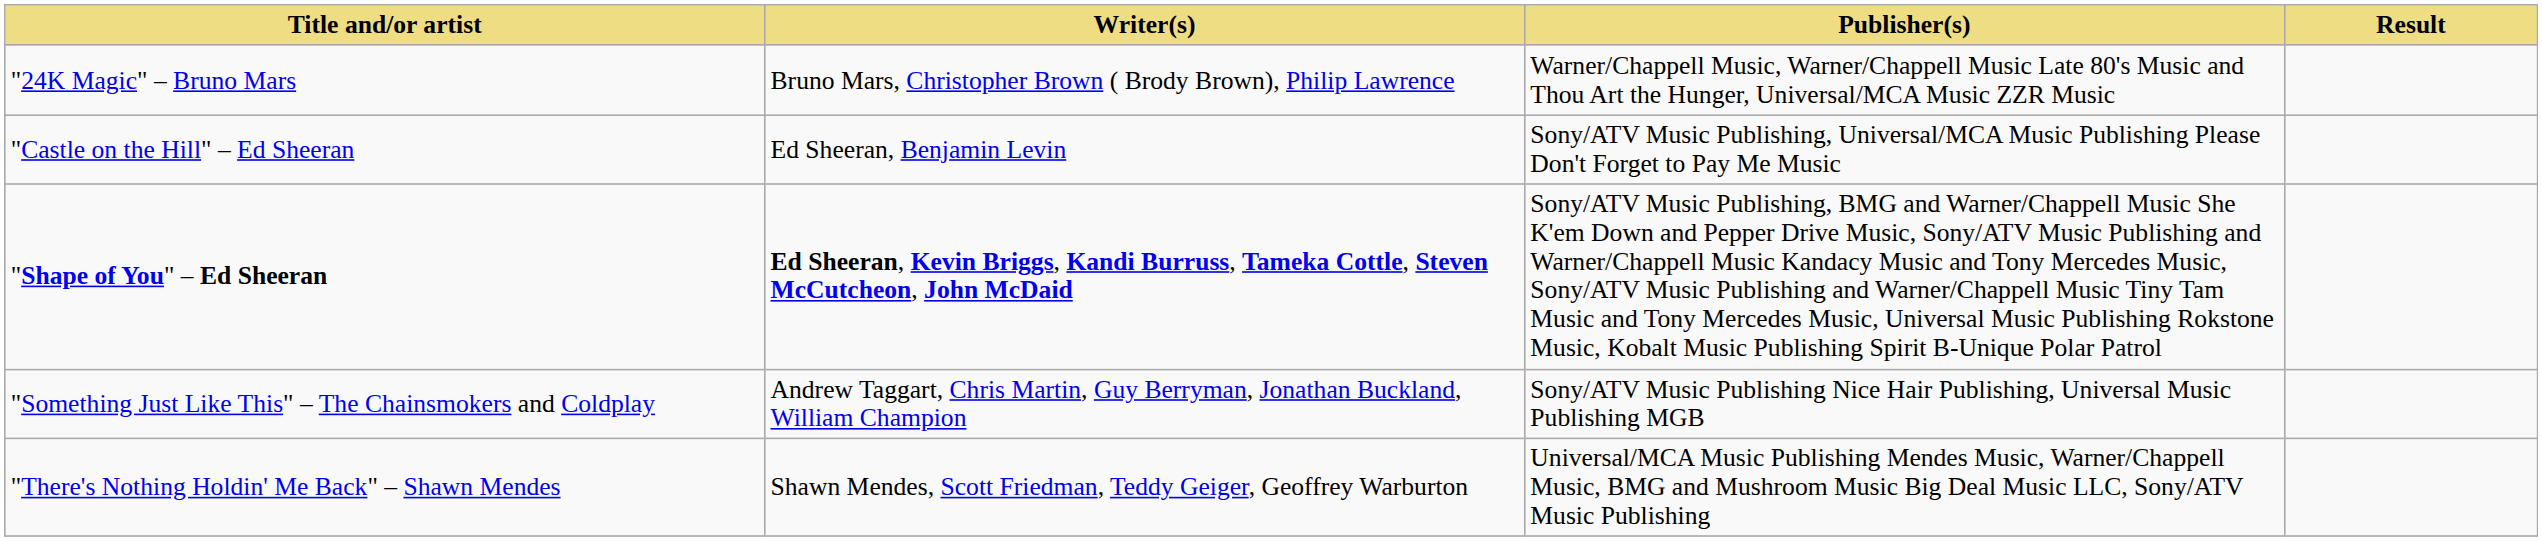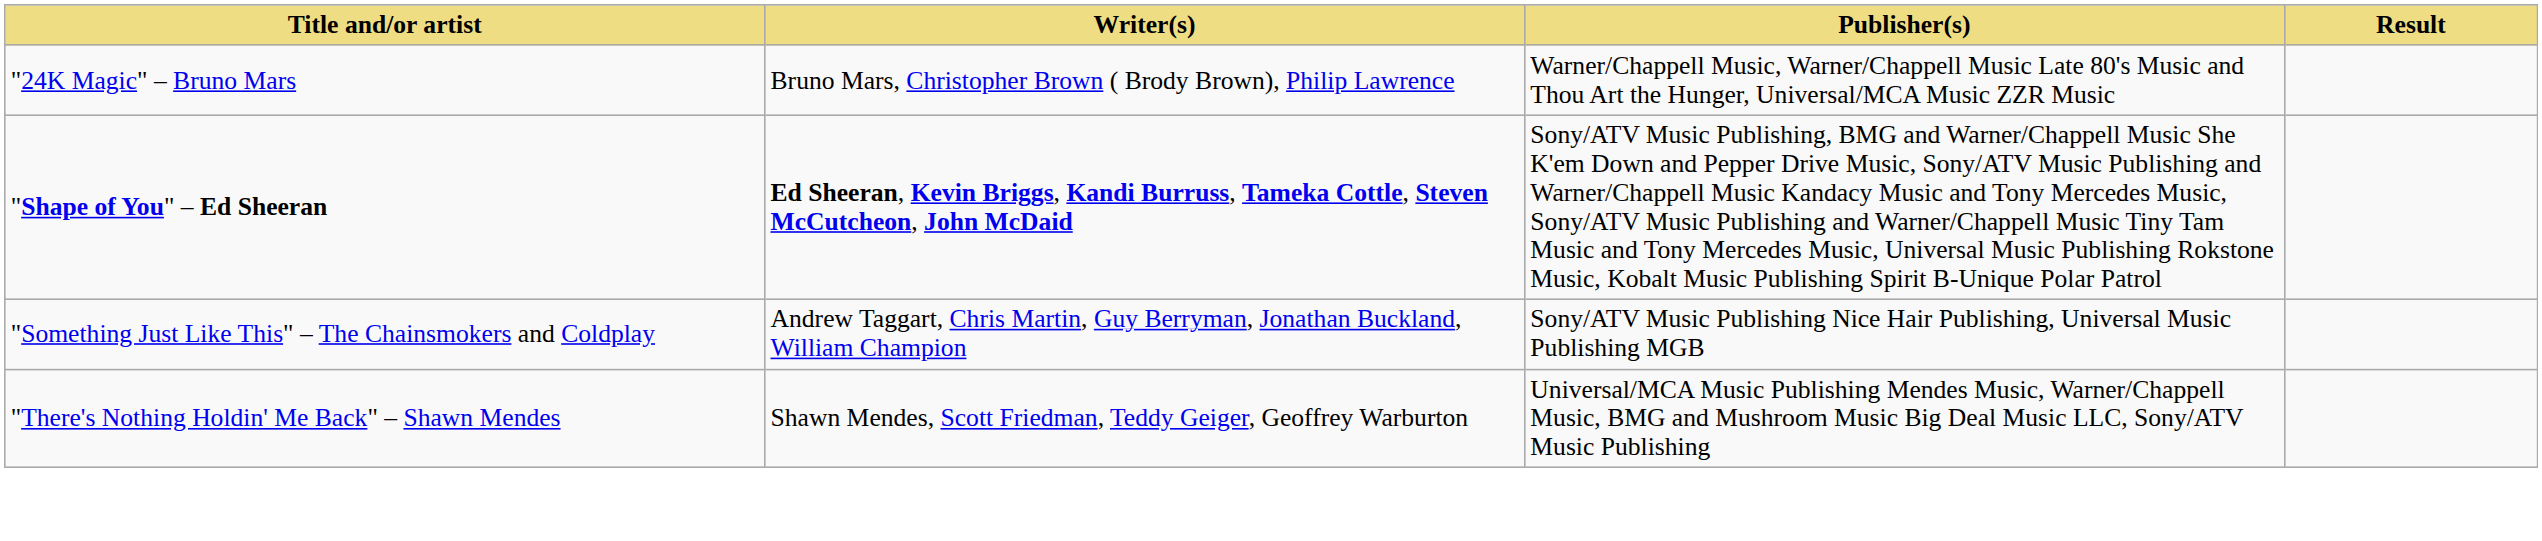- row: (183, 149)
